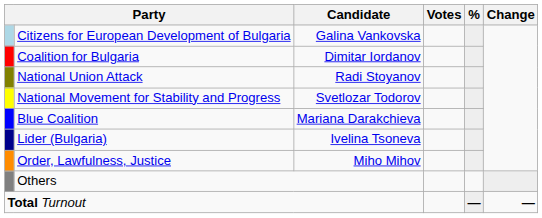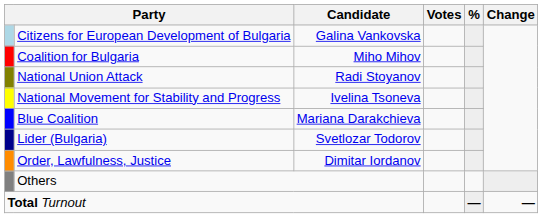(373, 56) Dimitar Iordanov -> (387, 56) Miho Mihov
(368, 98) Svetlozar Todorov -> (376, 98) Ivelina Tsoneva
(376, 139) Ivelina Tsoneva -> (368, 139) Svetlozar Todorov
(387, 160) Miho Mihov -> (373, 160) Dimitar Iordanov
